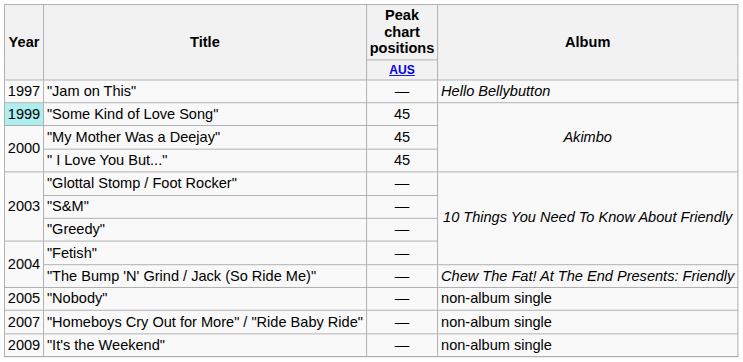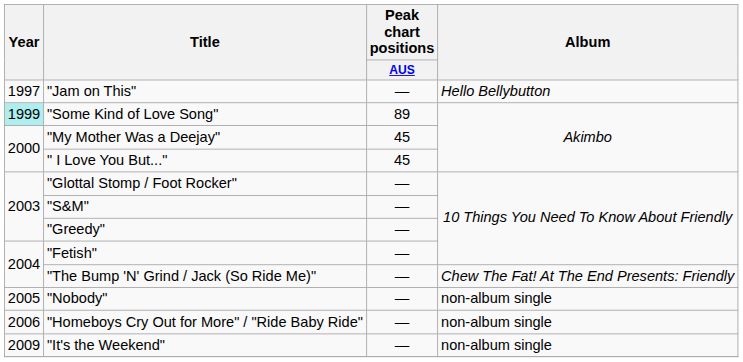(402, 114) 45 -> (402, 114) 89
(24, 322) 2007 -> (24, 322) 2006
